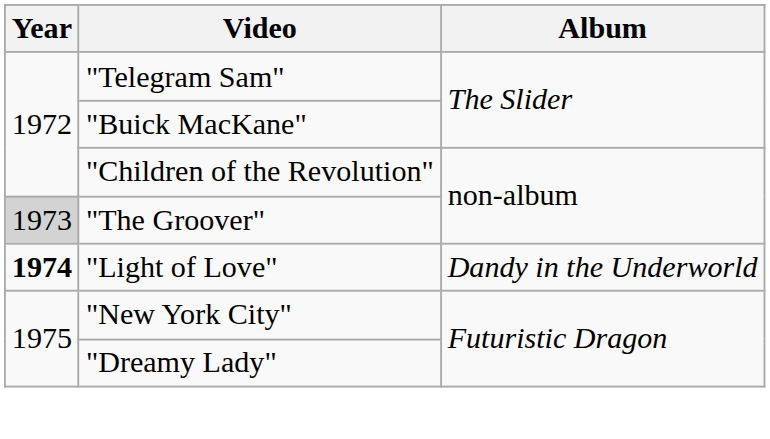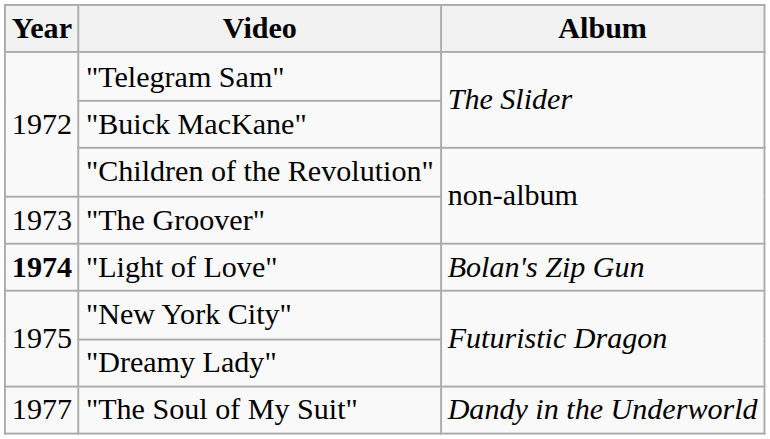(42, 219) lightgrey background -> (42, 219) no background
(603, 266) Dandy in the Underworld -> (546, 266) Bolan's Zip Gun
+ row: (222, 409)
